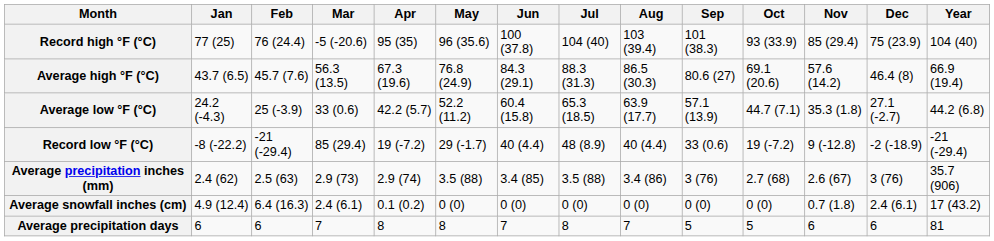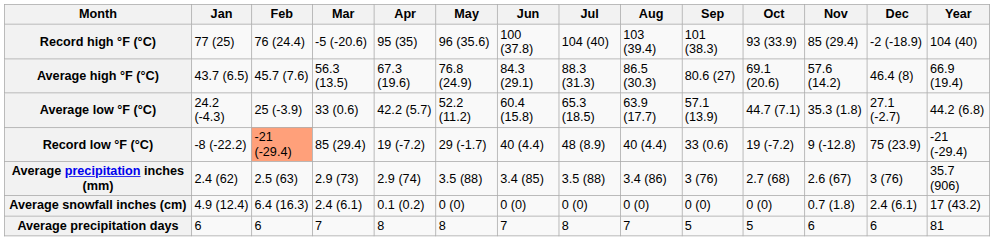(895, 41) 75 (23.9) -> (896, 41) -2 (-18.9)
(273, 144) no background -> (273, 144) lightsalmon background
(896, 144) -2 (-18.9) -> (895, 144) 75 (23.9)
